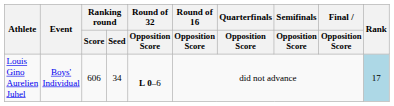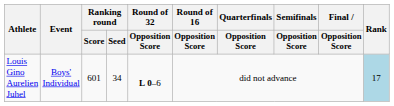(94, 78) 606 -> (94, 78) 601
